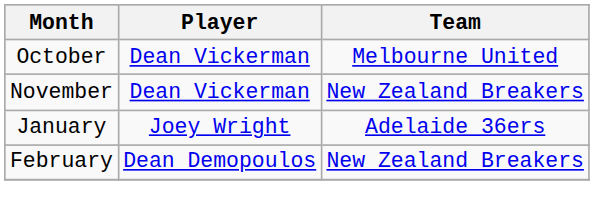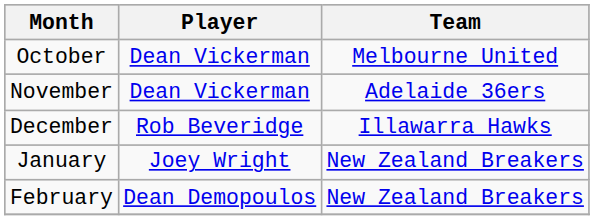(455, 92) New Zealand Breakers -> (455, 92) Adelaide 36ers
+ row: (61, 127)
(455, 127) Adelaide 36ers -> (455, 162) New Zealand Breakers
